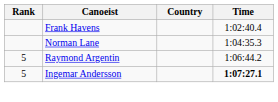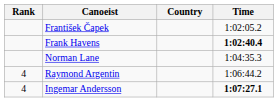+ row: (77, 27)
(243, 27) normal -> (243, 43) bold
(24, 58) 5 -> (24, 74) 4
(24, 74) 5 -> (24, 89) 4
